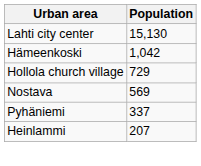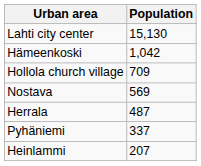(140, 72) 729 -> (140, 72) 709
+ row: (27, 111)
